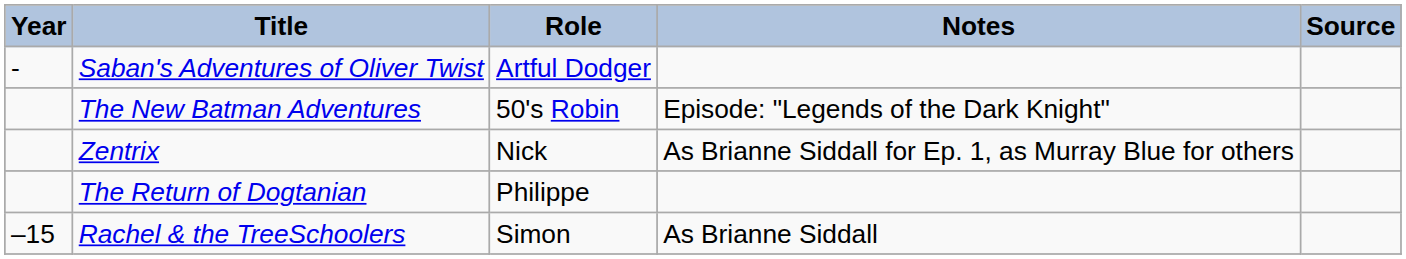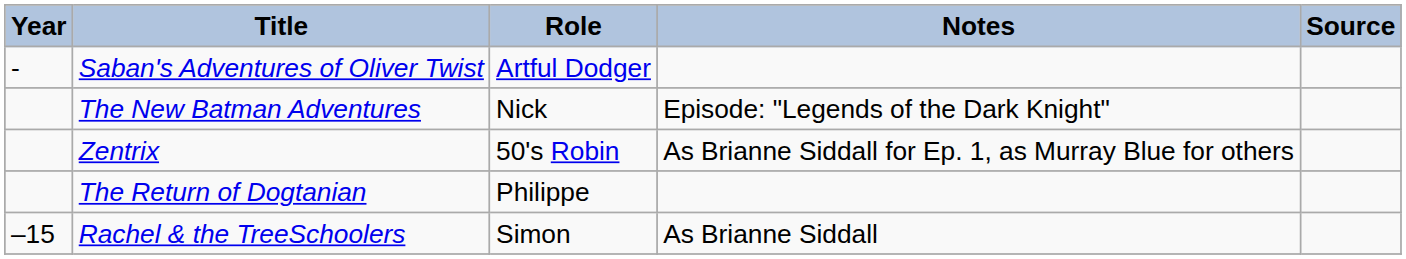(558, 109) 50's Robin -> (522, 109) Nick
(522, 151) Nick -> (558, 151) 50's Robin
